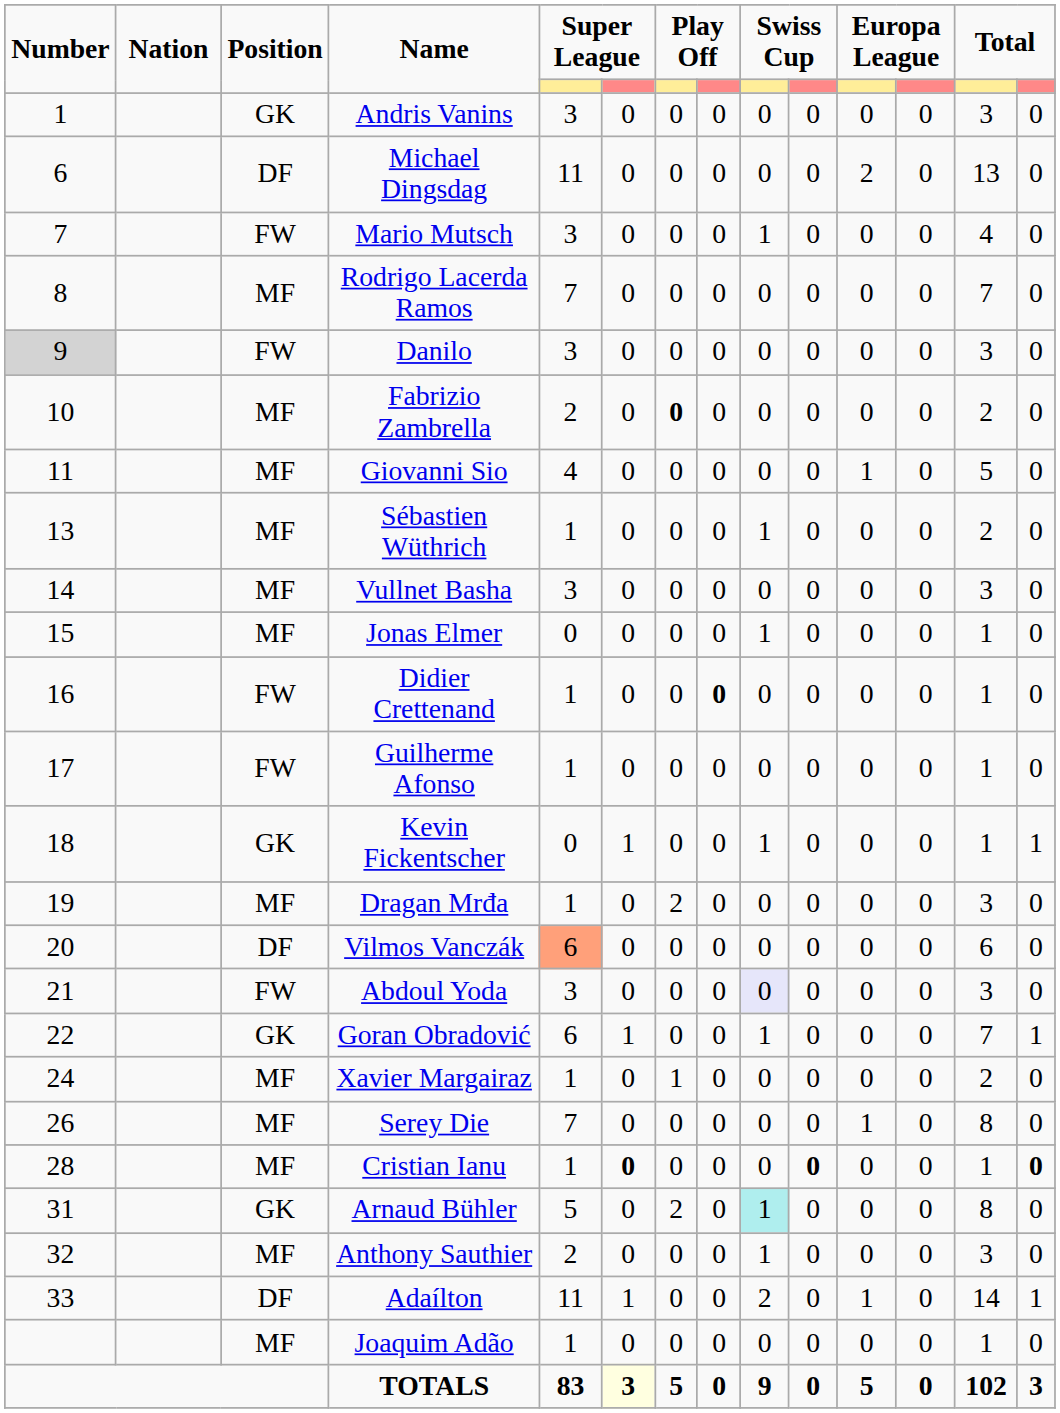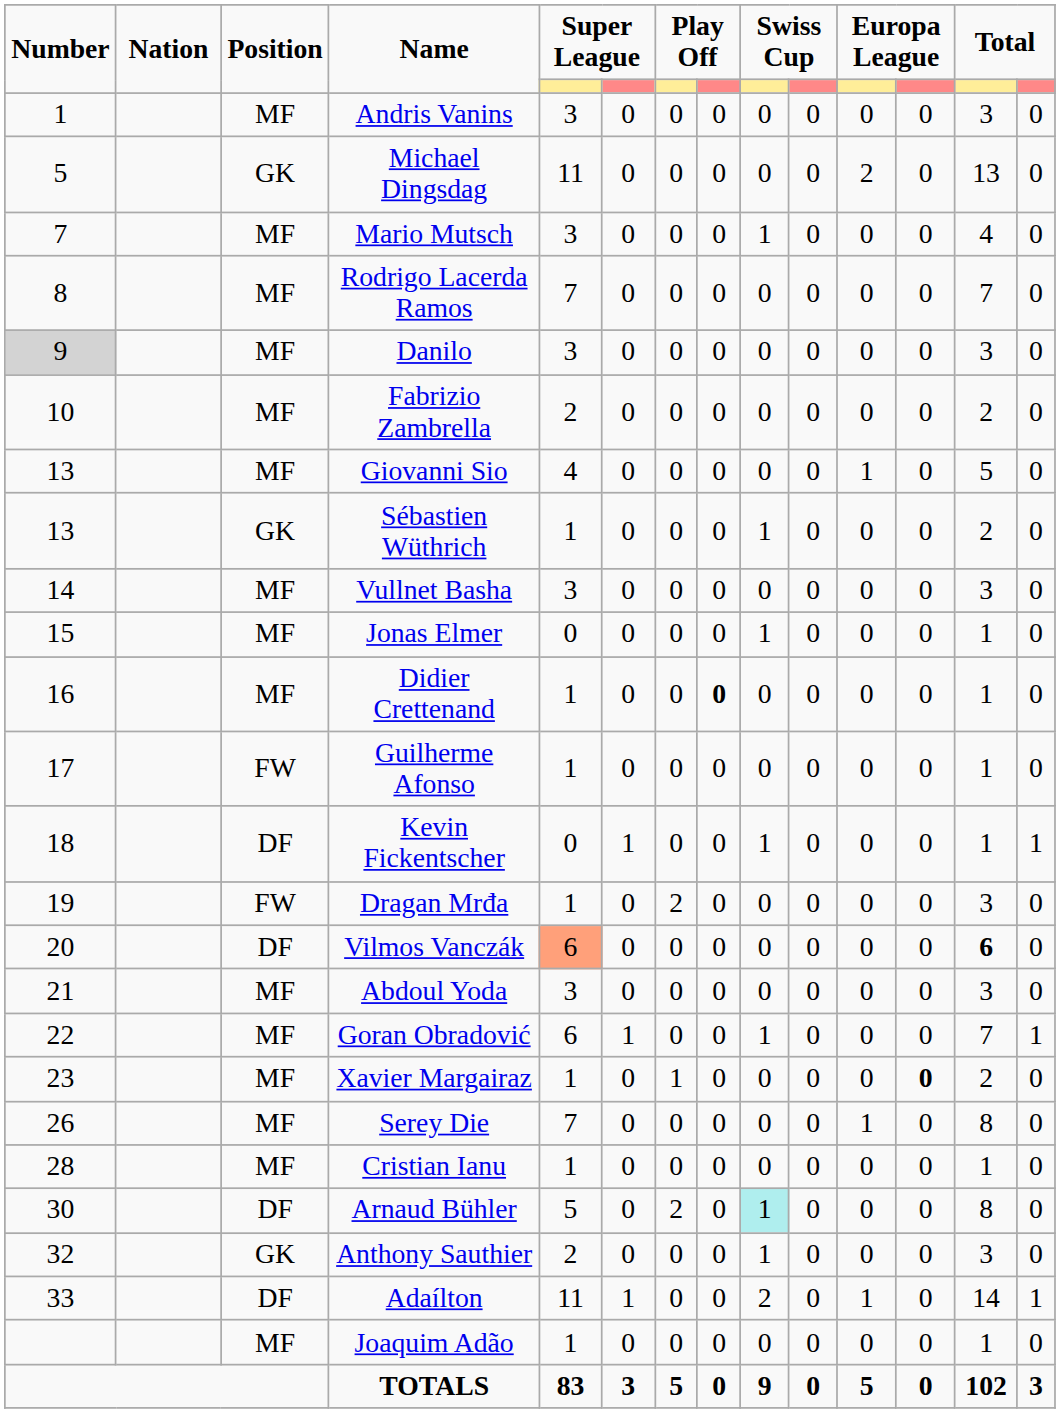(275, 114) GK -> (275, 114) MF
(60, 173) 6 -> (60, 173) 5
(275, 173) DF -> (275, 173) GK
(275, 233) FW -> (275, 233) MF
(275, 352) FW -> (275, 352) MF
(676, 411) bold -> (676, 411) normal
(60, 471) 11 -> (60, 471) 13
(275, 530) MF -> (275, 530) GK
(275, 693) FW -> (275, 693) MF
(275, 843) GK -> (275, 843) DF
(275, 902) MF -> (275, 902) FW
(986, 946) normal -> (986, 946) bold
(275, 990) FW -> (275, 990) MF
(765, 990) lavender background -> (765, 990) no background
(275, 1034) GK -> (275, 1034) MF
(60, 1078) 24 -> (60, 1078) 23
(926, 1078) normal -> (926, 1078) bold
(628, 1166) bold -> (628, 1166) normal
(813, 1166) bold -> (813, 1166) normal
(1036, 1166) bold -> (1036, 1166) normal
(60, 1210) 31 -> (60, 1210) 30
(275, 1210) GK -> (275, 1210) DF
(275, 1254) MF -> (275, 1254) GK
(628, 1385) lightyellow background -> (628, 1385) no background
